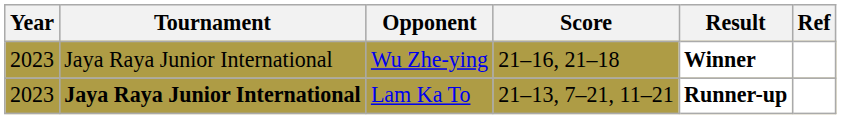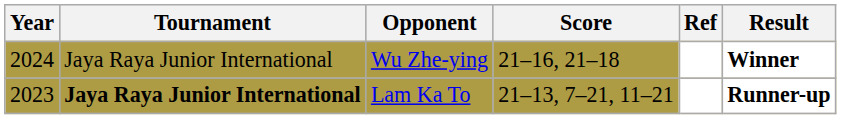columns swapped: (736, 23) <-> (814, 23)
(32, 59) 2023 -> (32, 59) 2024
